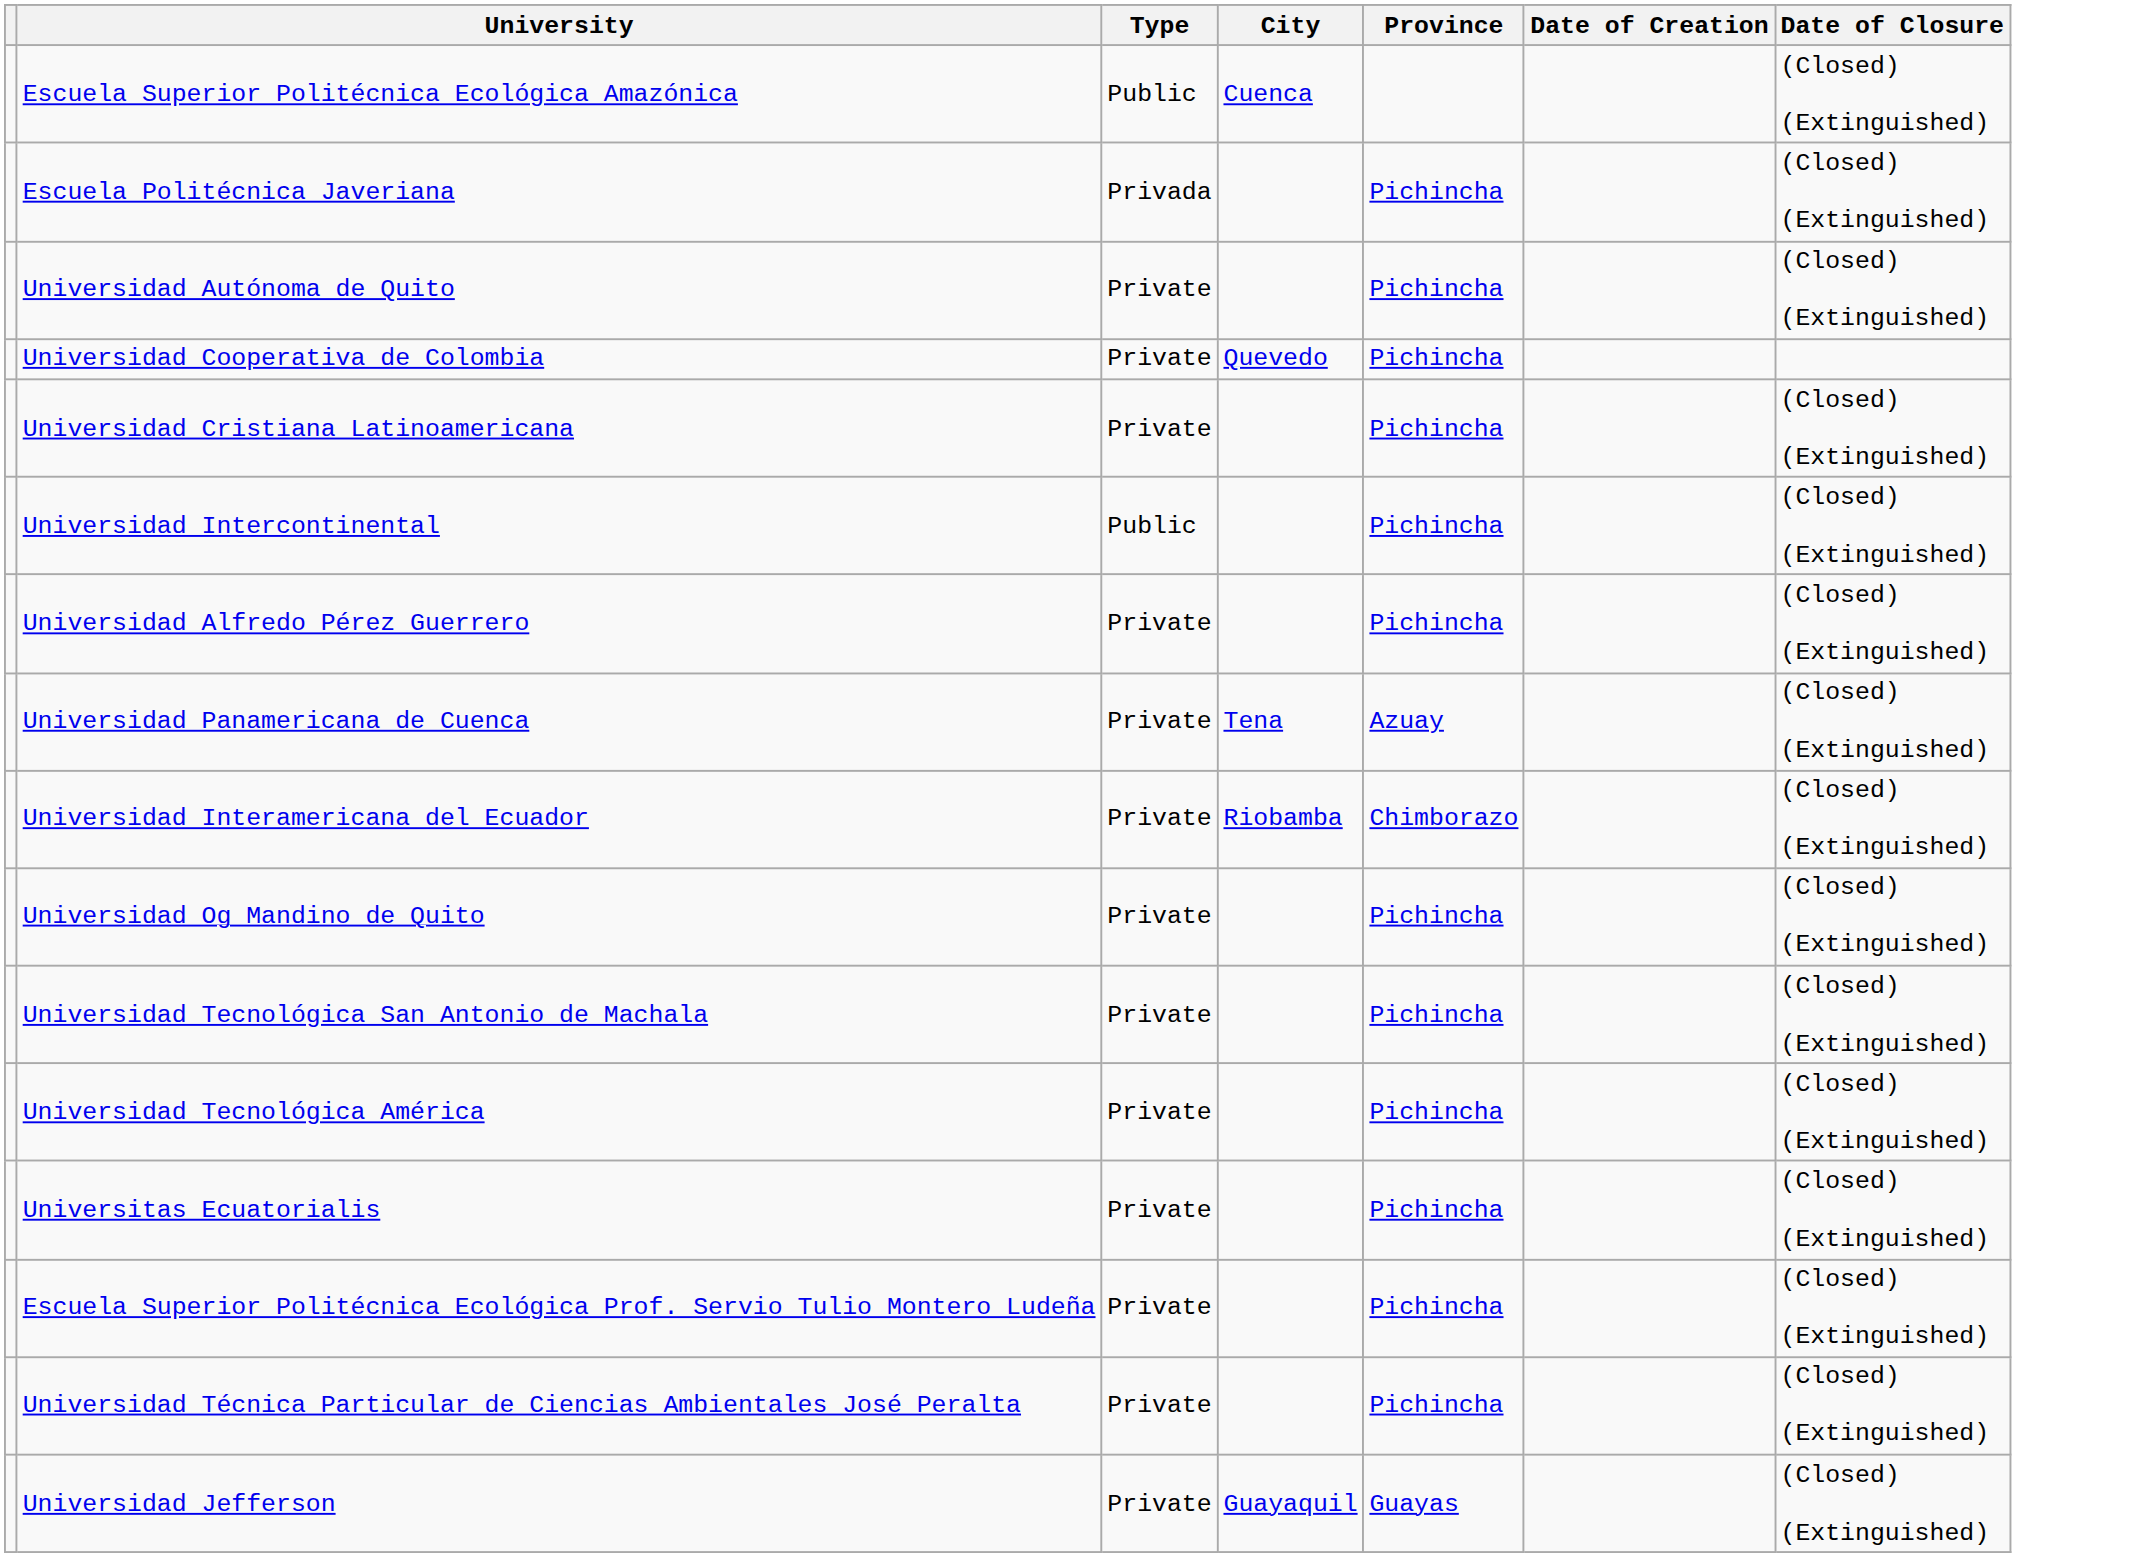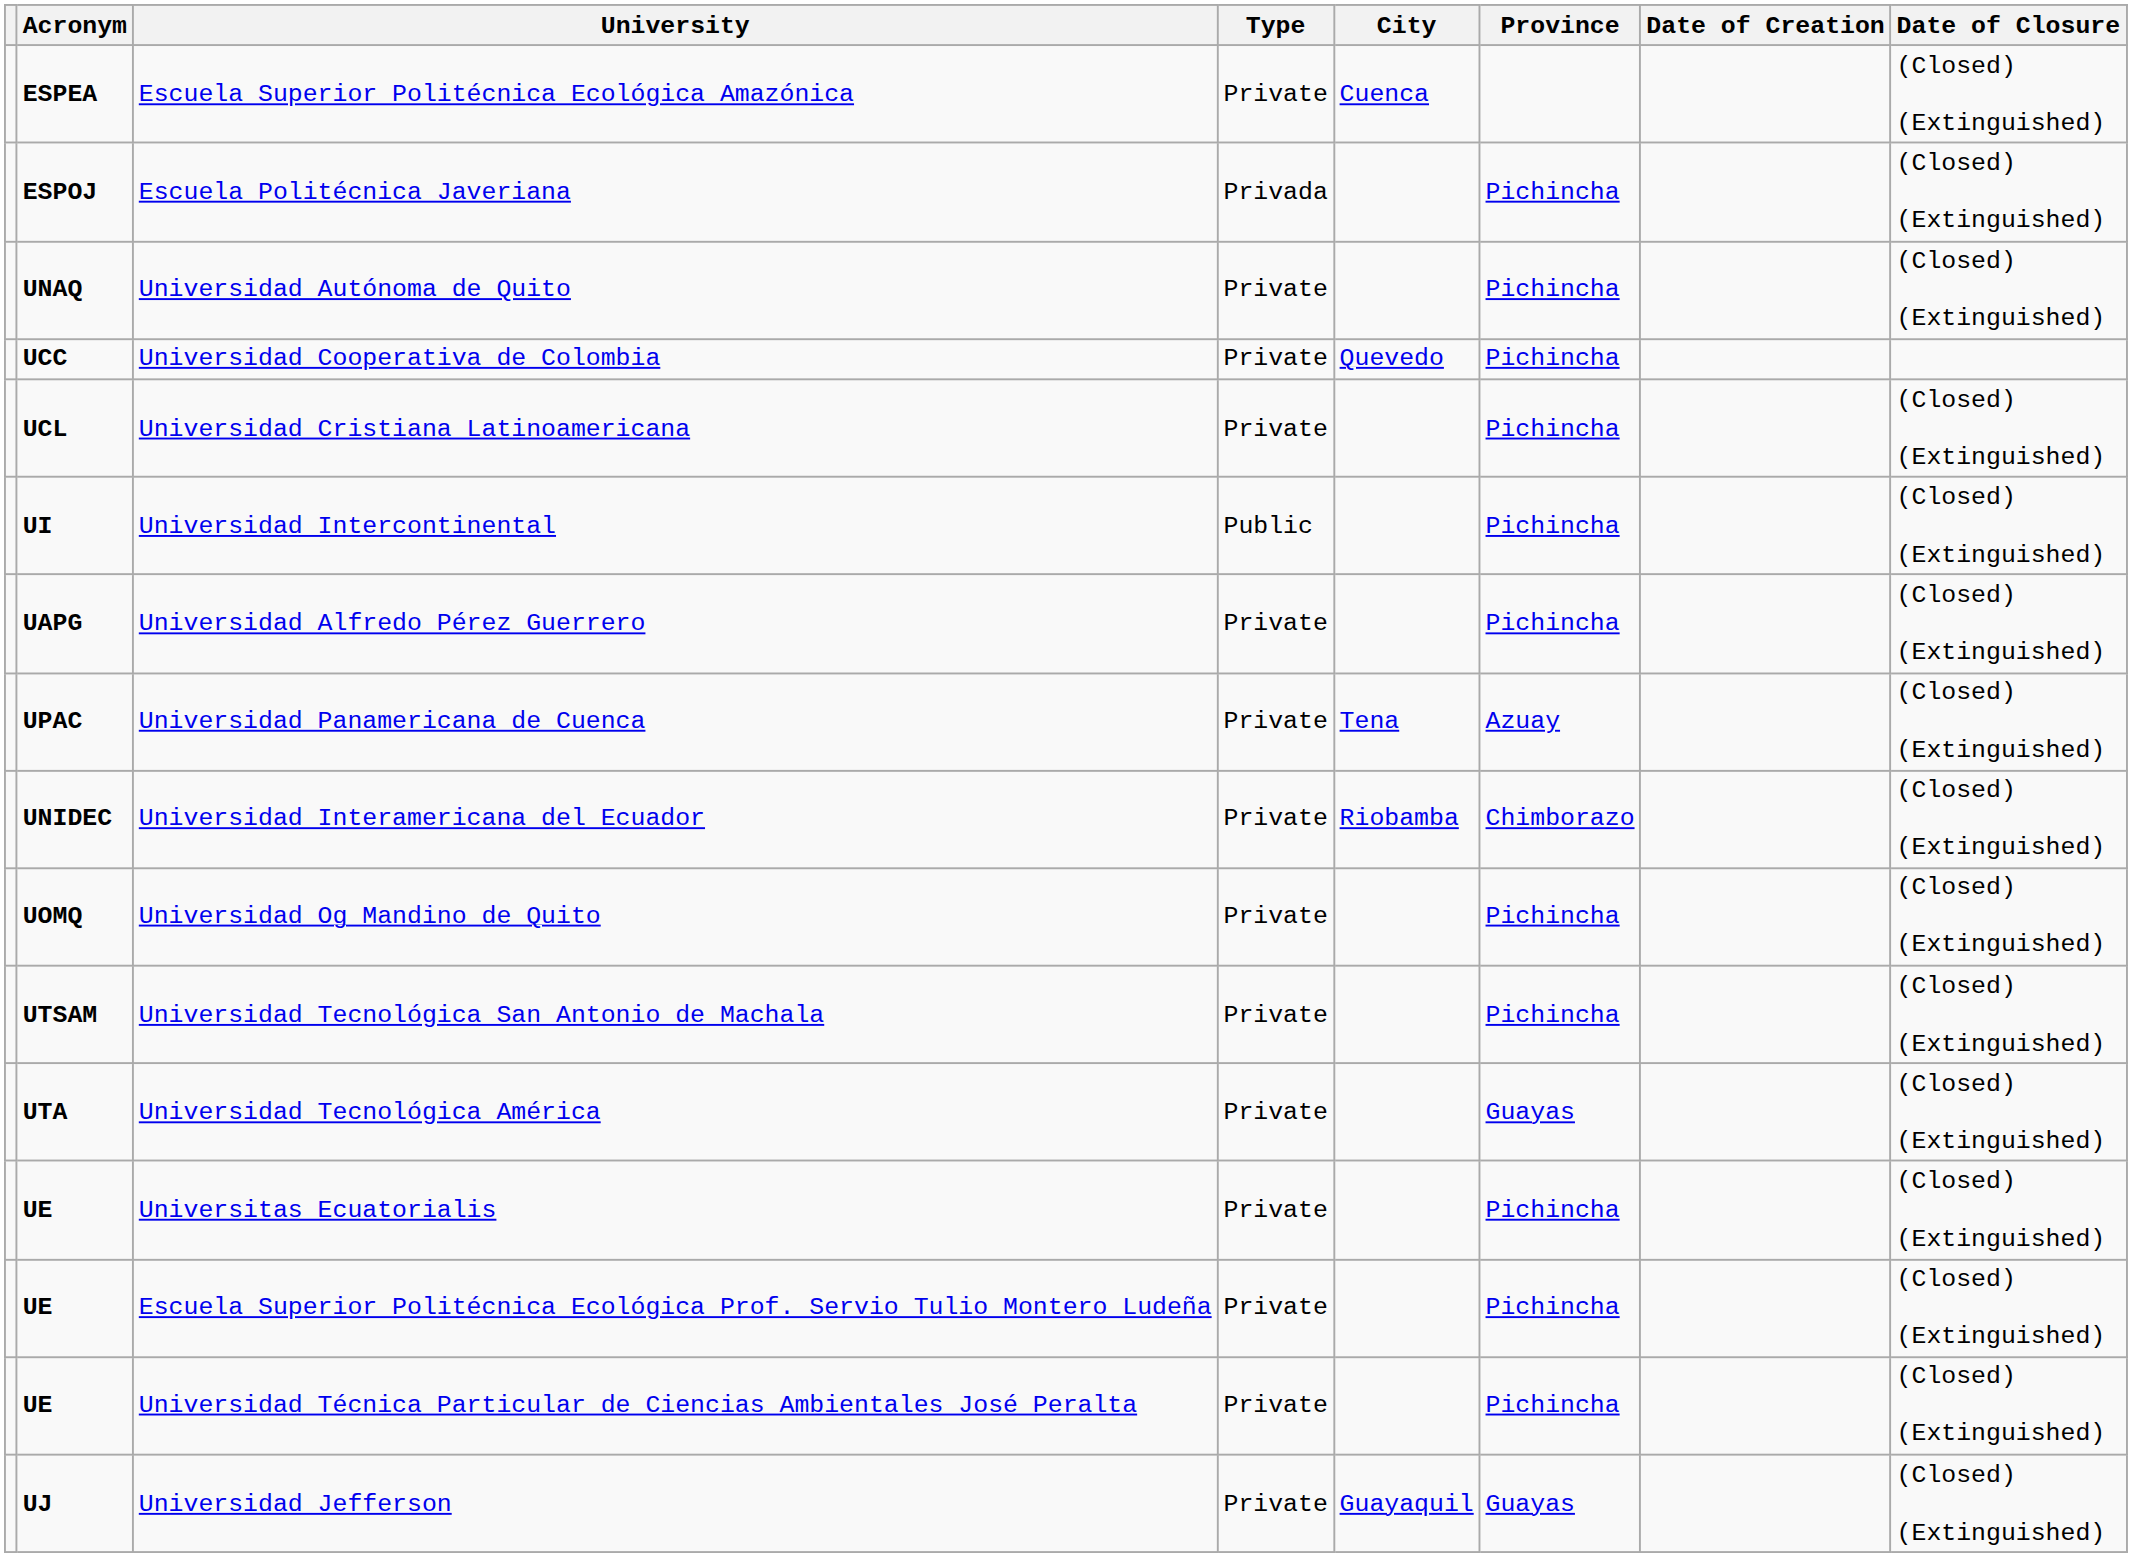+ column: (75, 25)
(1152, 94) Public -> (1276, 94) Private
(1436, 1112) Pichincha -> (1530, 1112) Guayas
